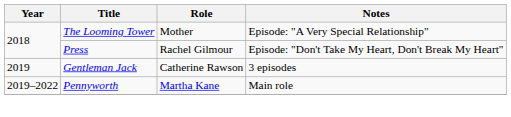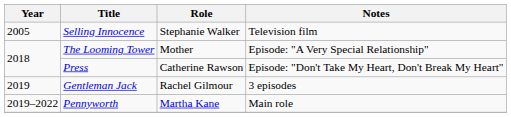+ row: (104, 31)
(196, 49) Rachel Gilmour -> (201, 67) Catherine Rawson
(201, 67) Catherine Rawson -> (196, 85) Rachel Gilmour
